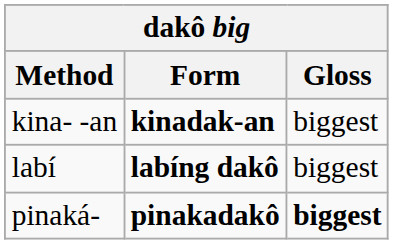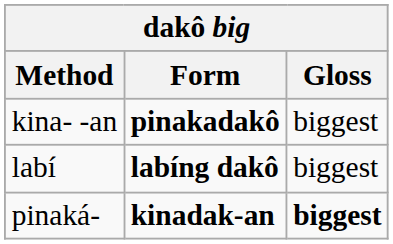(203, 121) kinadak-an -> (205, 121) pinakadakô
(205, 214) pinakadakô -> (203, 214) kinadak-an
